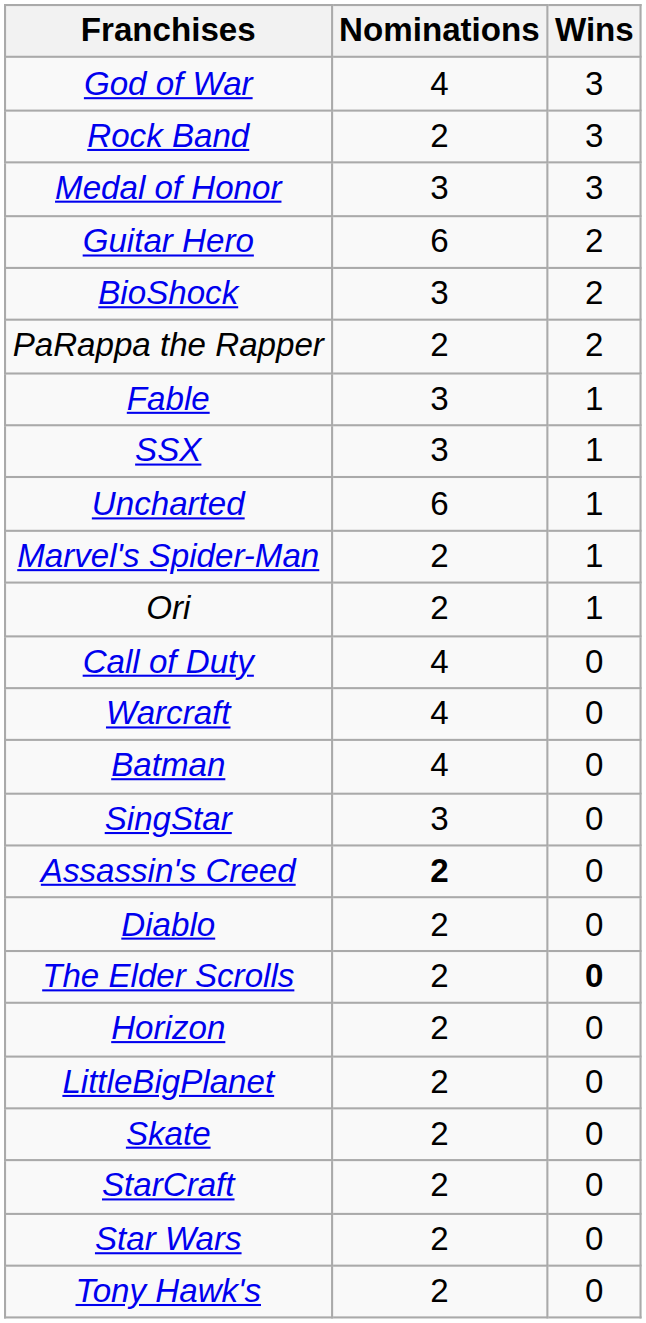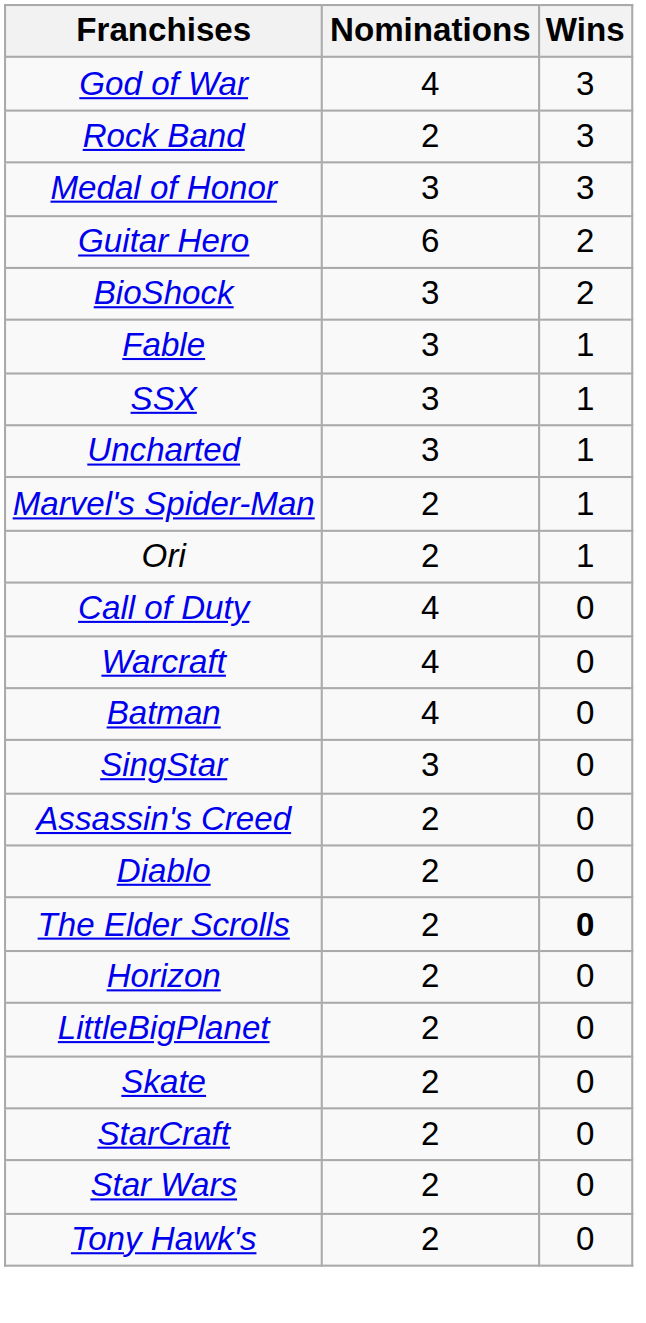- row: (168, 345)
(439, 503) 6 -> (430, 450) 3
(439, 871) bold -> (430, 818) normal
